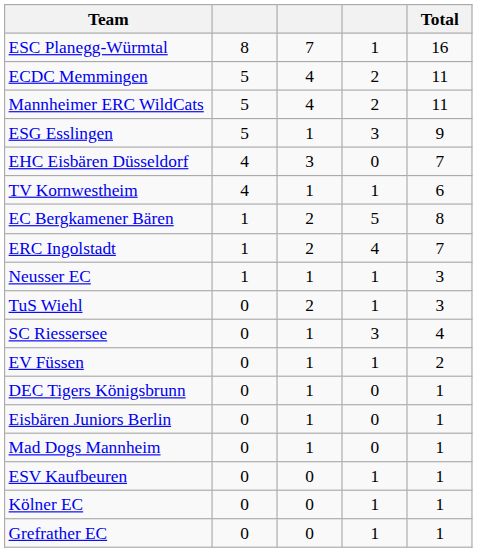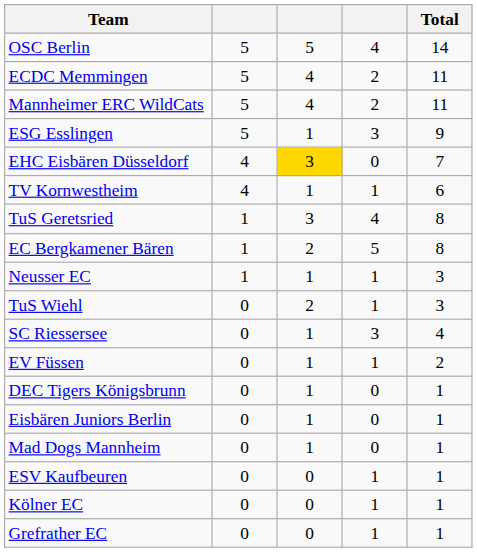- row: (88, 47)
+ row: (49, 47)
(310, 161) no background -> (310, 161) gold background
+ row: (61, 218)
- row: (62, 247)
